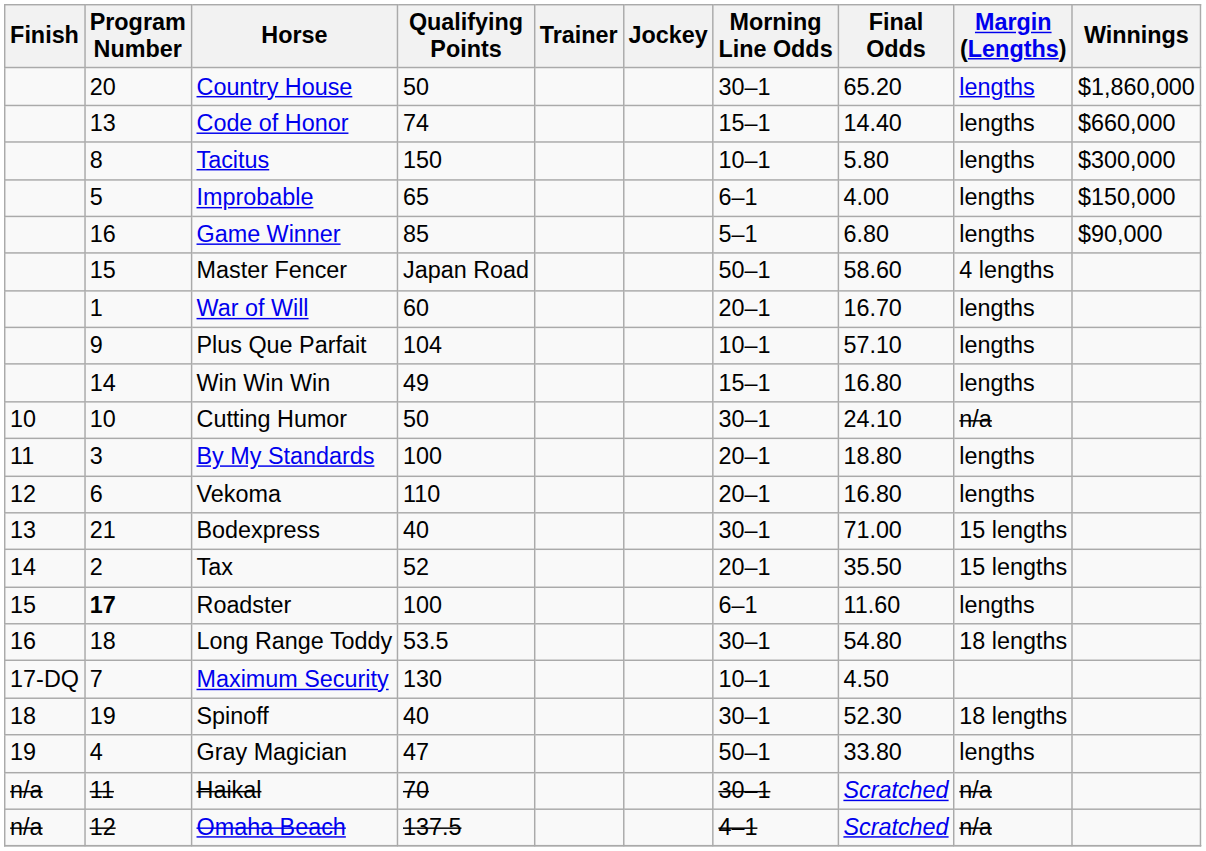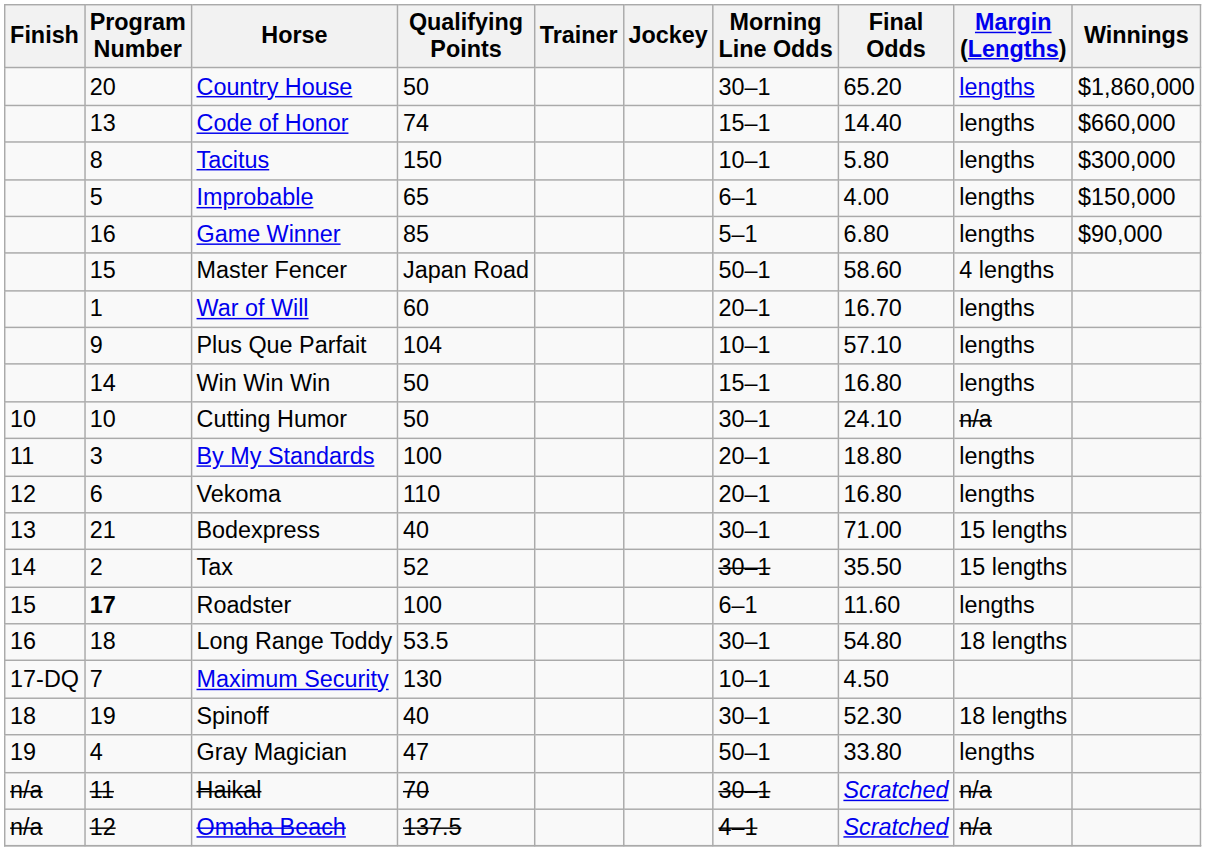(416, 382) 49 -> (416, 382) 50
(744, 567) 20–1 -> (744, 567) 30–1
